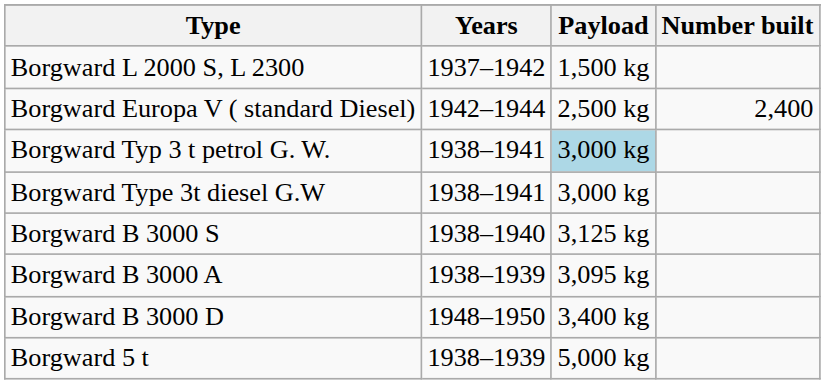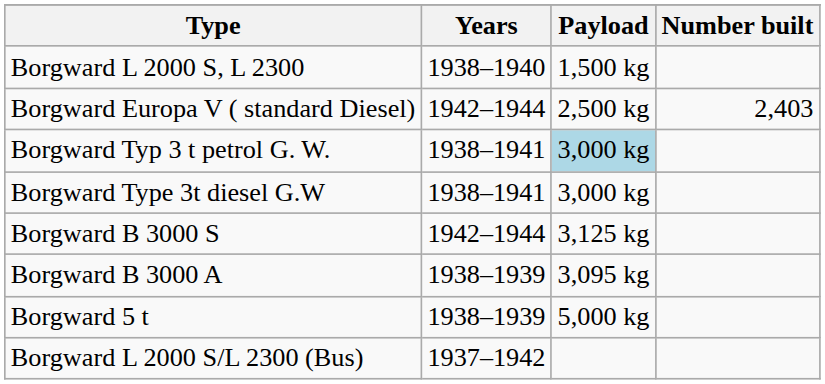(486, 66) 1937–1942 -> (486, 66) 1938–1940
(784, 108) 2,400 -> (784, 108) 2,403
(486, 233) 1938–1940 -> (486, 233) 1942–1944
- row: (117, 316)
+ row: (187, 358)
